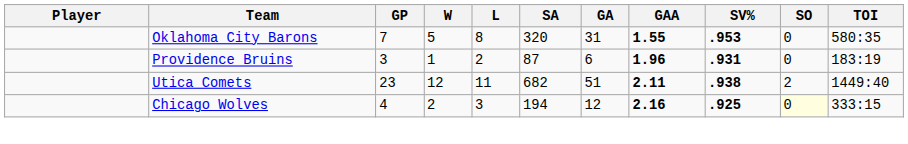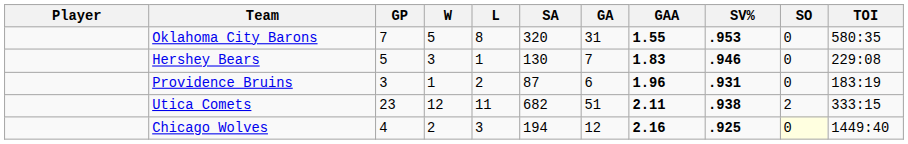+ row: (206, 61)
(860, 83) 1449:40 -> (856, 106) 333:15
(856, 106) 333:15 -> (860, 128) 1449:40
